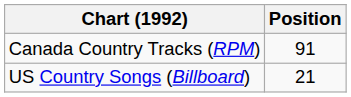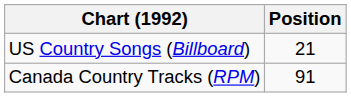rows swapped: (135, 48) <-> (130, 77)
